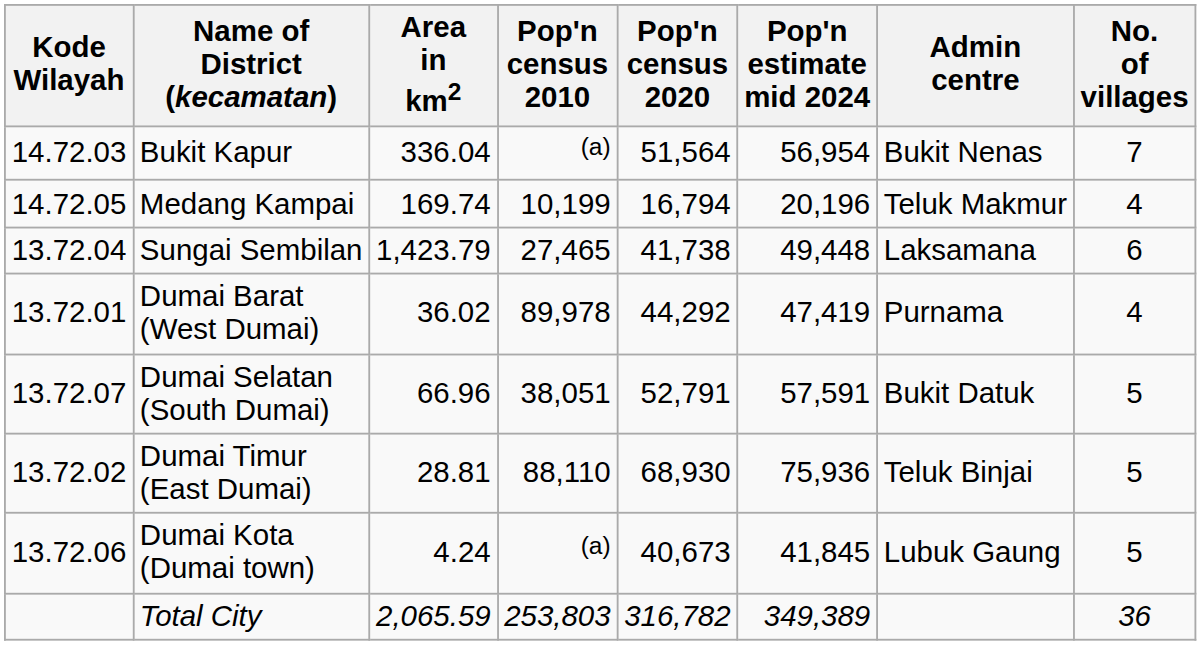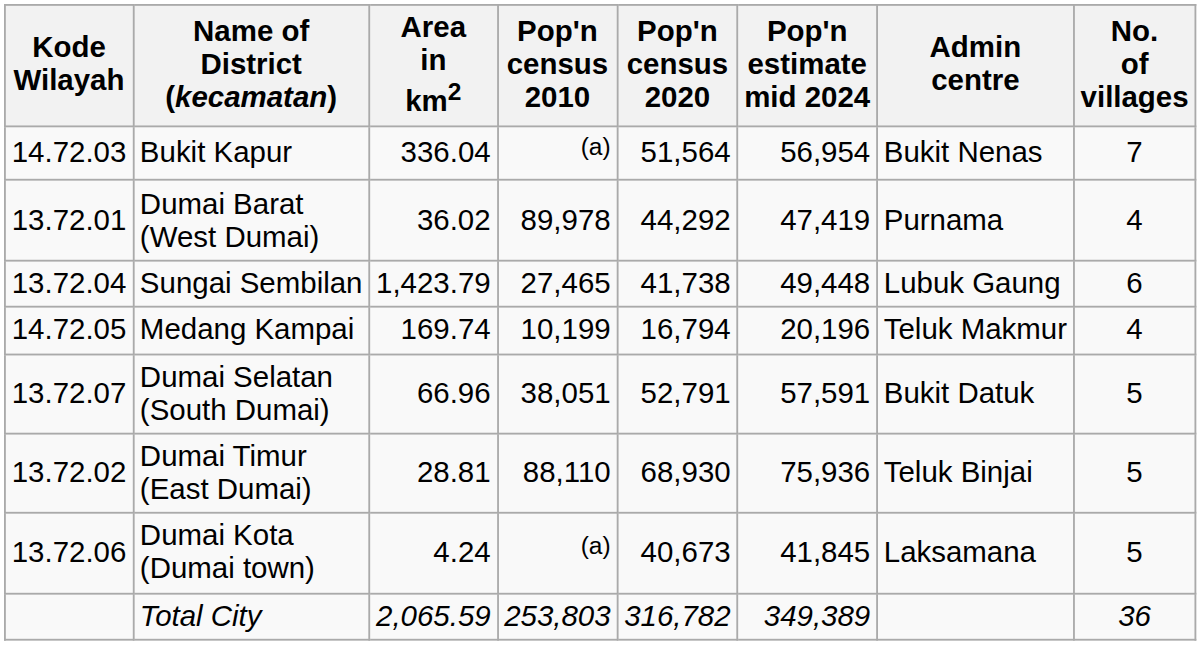rows swapped: (247, 203) <-> (230, 313)
(960, 250) Laksamana -> (972, 283) Lubuk Gaung
(972, 552) Lubuk Gaung -> (960, 552) Laksamana
